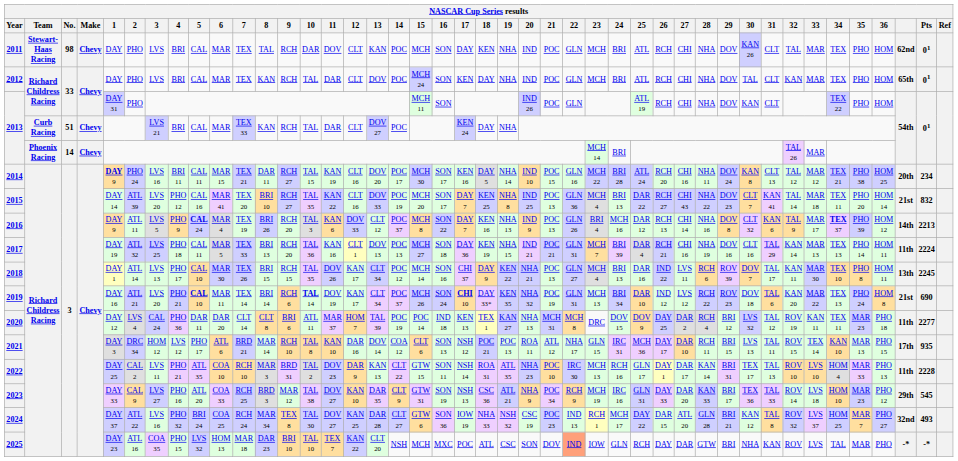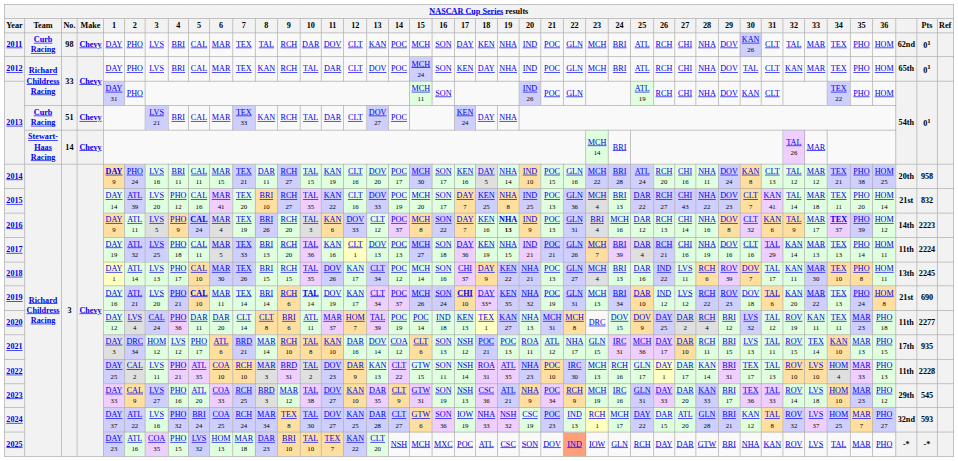(43, 50) Stewart-Haas Racing -> (43, 44) Curb Racing
(43, 152) Phoenix Racing -> (43, 147) Stewart-Haas Racing
(927, 176) 234 -> (927, 176) 958
(508, 225) normal -> (508, 225) bold
(574, 225) GLN 26 -> (575, 225) GLN 31
(927, 225) 2213 -> (927, 225) 2223
(574, 249) GLN 31 -> (575, 249) GLN 26
(927, 420) 493 -> (927, 420) 593
